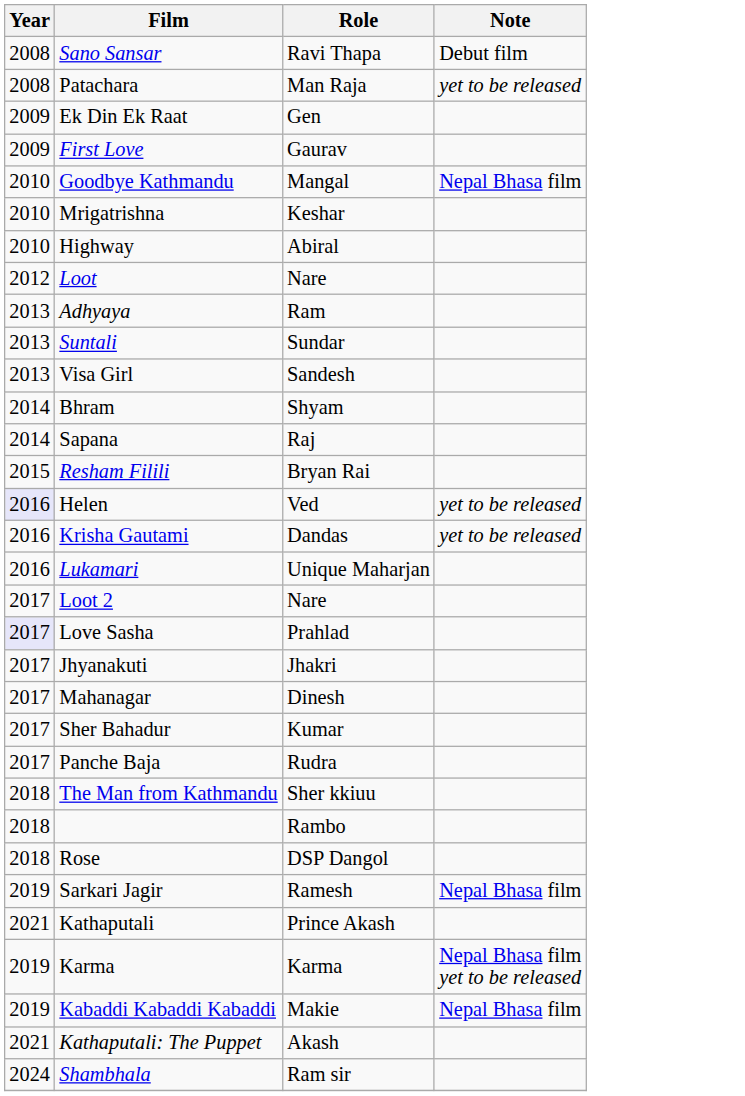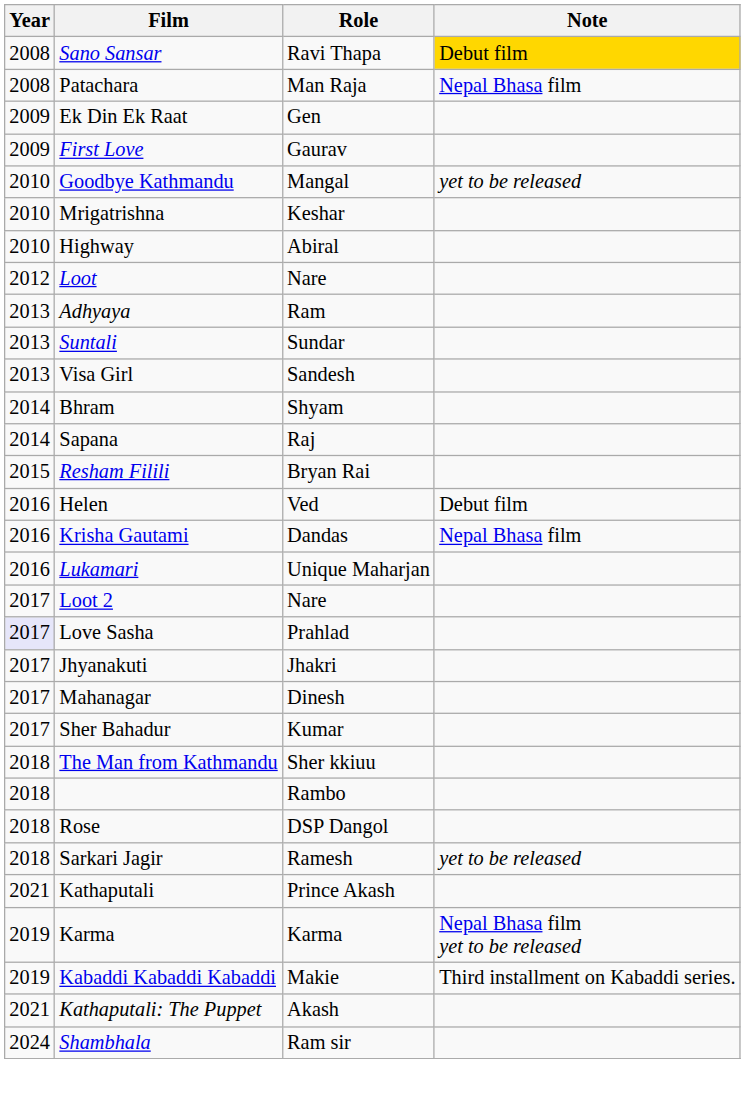(483, 52) no background -> (483, 52) gold background
(510, 85) yet to be released -> (510, 85) Nepal Bhasa film
(510, 181) Nepal Bhasa film -> (510, 181) yet to be released
(30, 504) lavender background -> (30, 504) no background
(510, 504) yet to be released -> (483, 504) Debut film
(510, 536) yet to be released -> (510, 536) Nepal Bhasa film
- row: (110, 761)
(30, 890) 2019 -> (30, 858) 2018
(510, 890) Nepal Bhasa film -> (510, 858) yet to be released
(510, 1010) Nepal Bhasa film -> (587, 978) Third installment on Kabaddi series.
